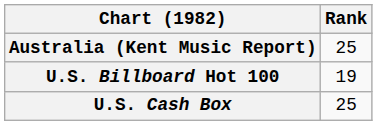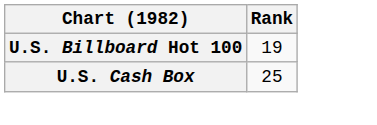- row: (163, 48)
